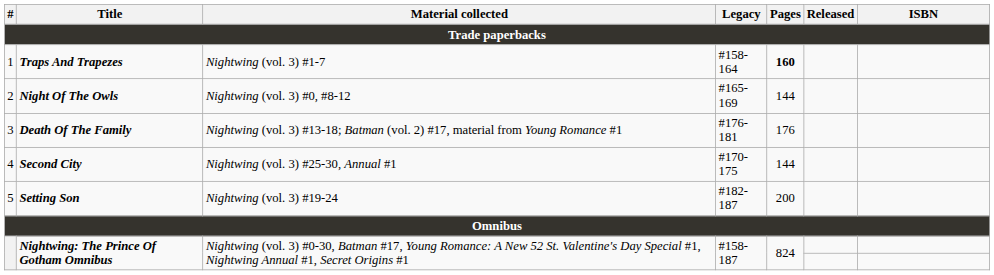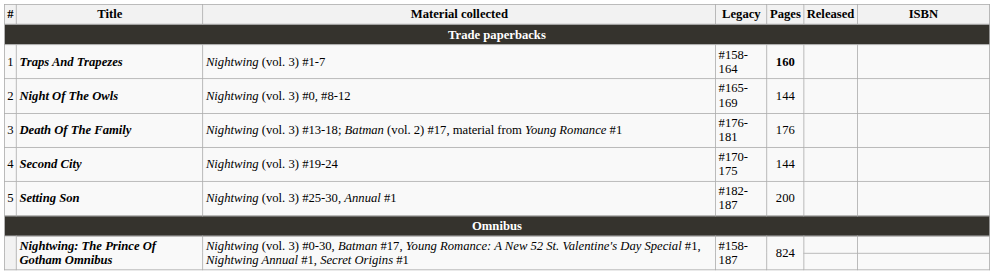(301, 164) Nightwing (vol. 3) #25-30, Annual #1 -> (272, 164) Nightwing (vol. 3) #19-24
(272, 198) Nightwing (vol. 3) #19-24 -> (301, 198) Nightwing (vol. 3) #25-30, Annual #1
